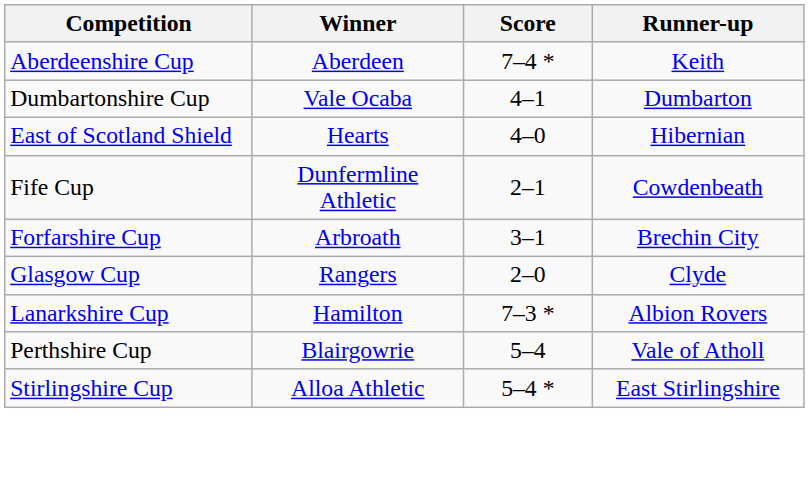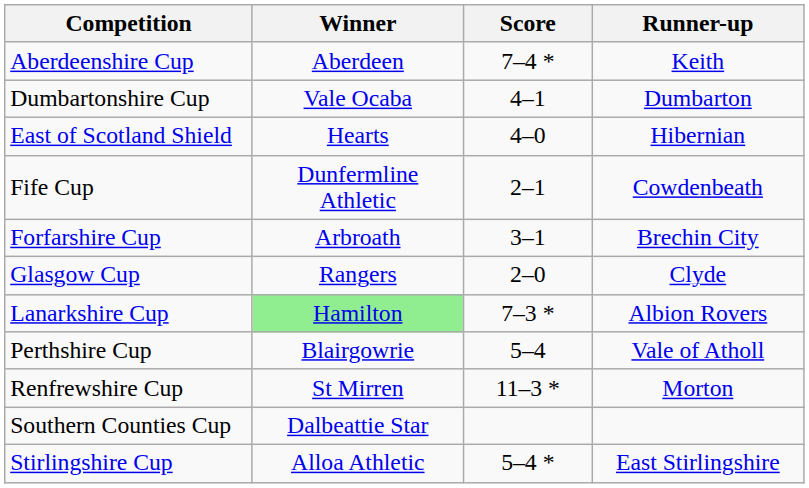(358, 312) no background -> (358, 312) lightgreen background
+ row: (97, 387)
+ row: (121, 425)
